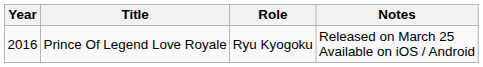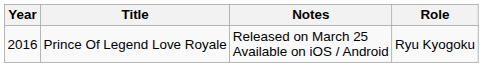columns swapped: (273, 15) <-> (397, 15)
